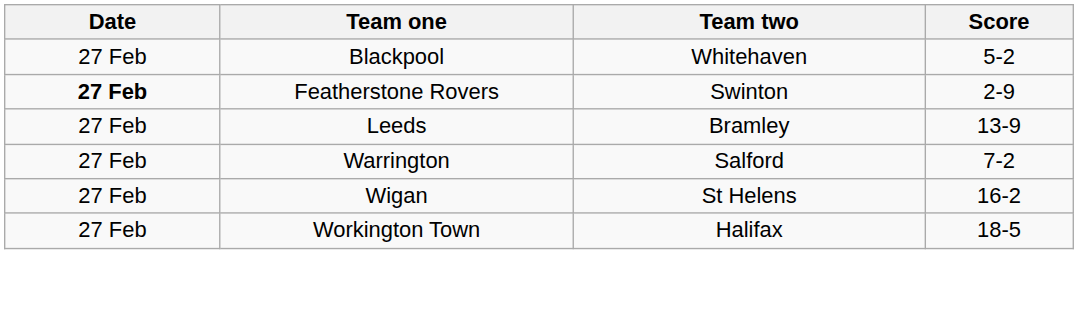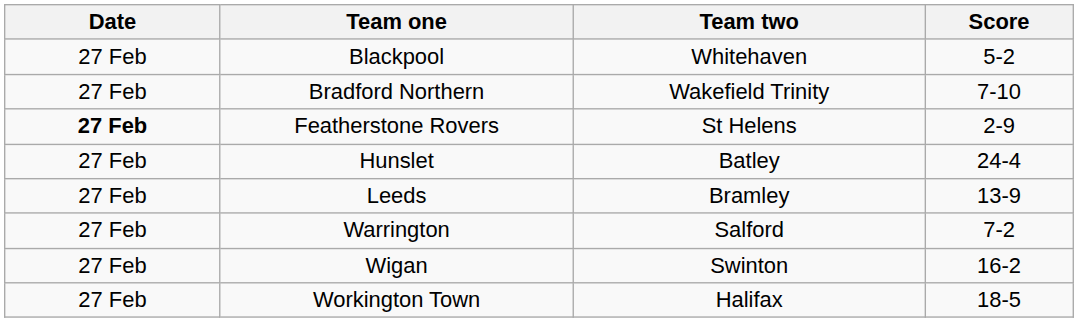+ row: (397, 91)
(749, 91) Swinton -> (749, 126) St Helens
+ row: (397, 160)
(749, 195) St Helens -> (749, 265) Swinton
